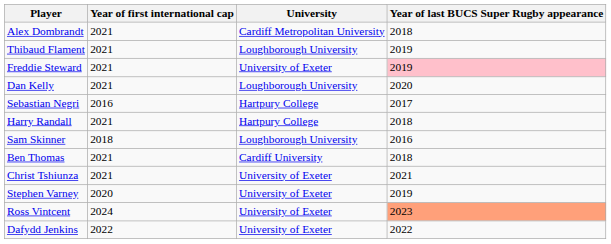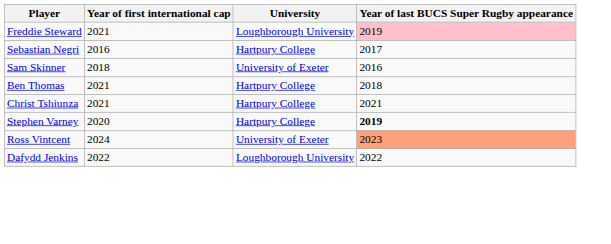- row: (45, 31)
- row: (46, 49)
(285, 67) University of Exeter -> (295, 31) Loughborough University
- row: (30, 85)
- row: (39, 121)
(298, 139) Loughborough University -> (282, 67) University of Exeter
(281, 157) Cardiff University -> (275, 85) Hartpury College
(285, 175) University of Exeter -> (275, 103) Hartpury College
(285, 193) University of Exeter -> (275, 121) Hartpury College
(401, 193) normal -> (371, 121) bold
(285, 229) University of Exeter -> (295, 157) Loughborough University
